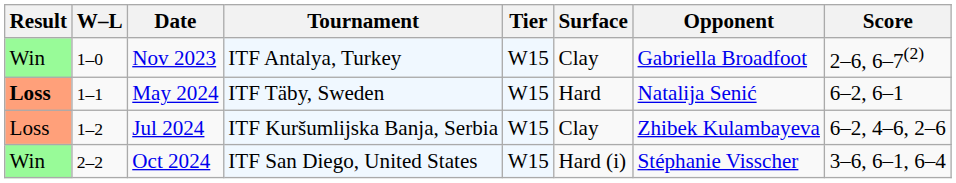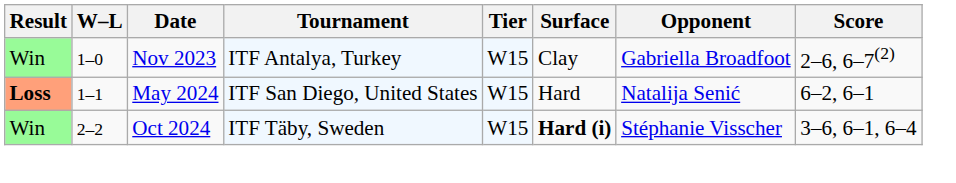(306, 93) ITF Täby, Sweden -> (353, 93) ITF San Diego, United States
- row: (168, 127)
(353, 160) ITF San Diego, United States -> (306, 127) ITF Täby, Sweden
(592, 160) normal -> (575, 127) bold
